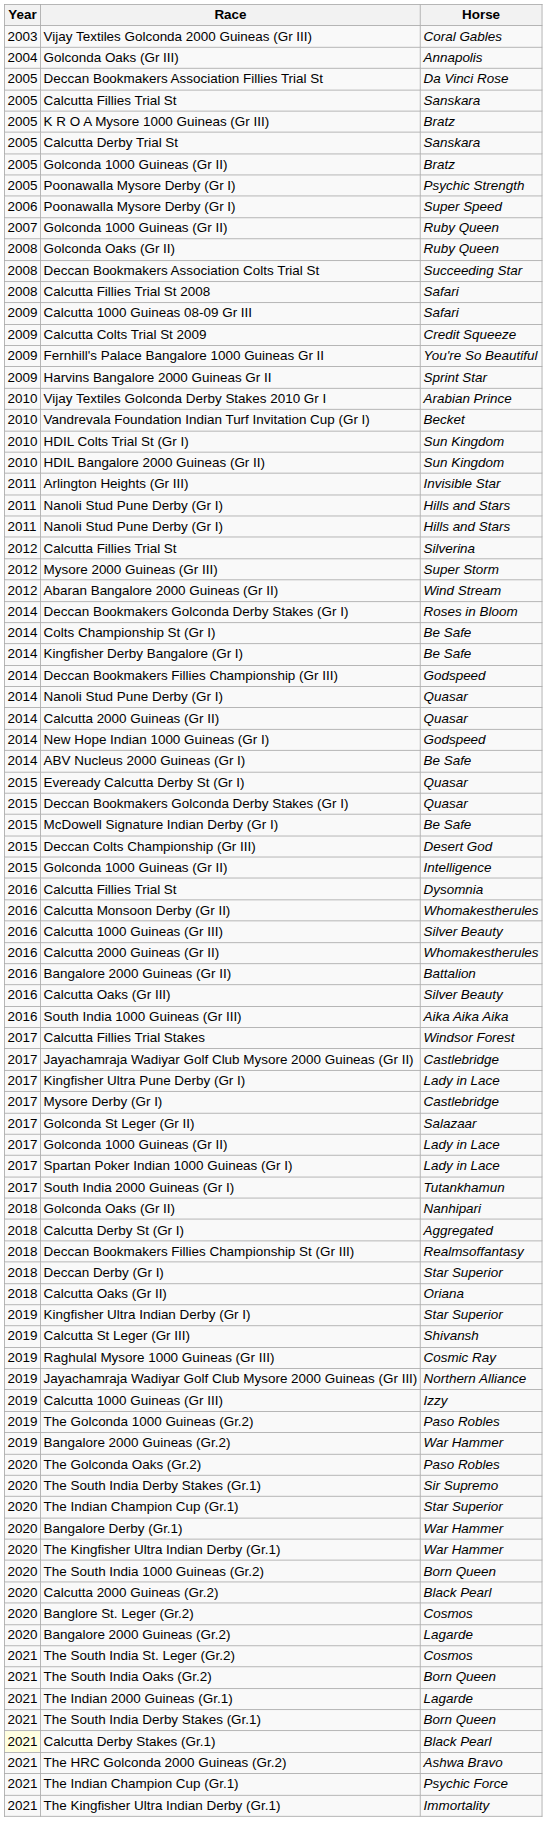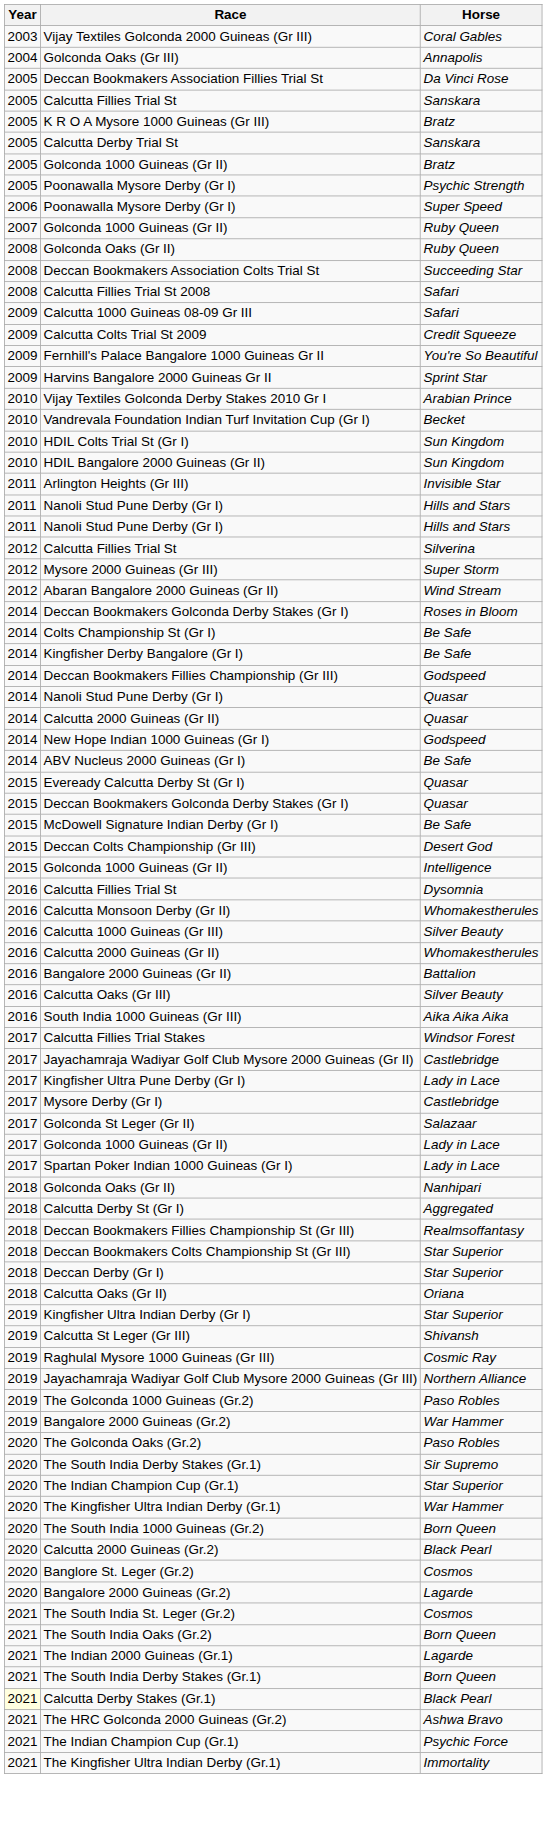- row: (139, 1187)
+ row: (197, 1251)
- row: (133, 1400)
- row: (113, 1528)
